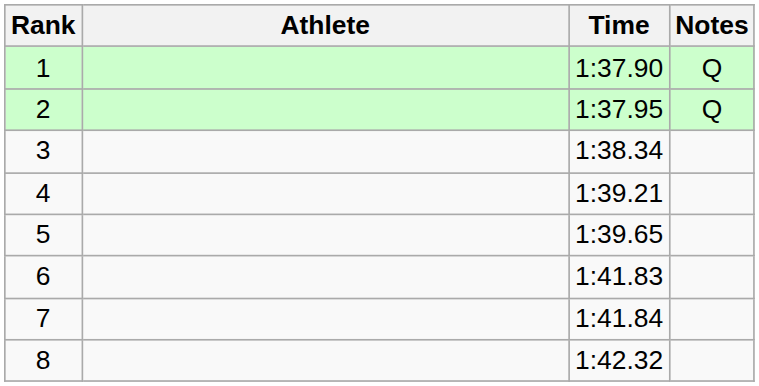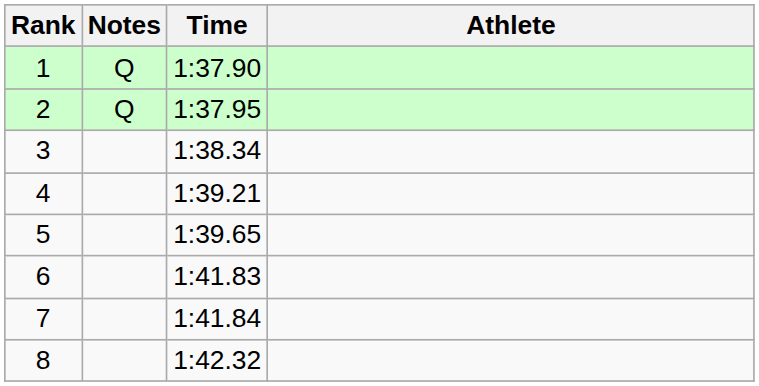columns swapped: (325, 25) <-> (712, 25)
